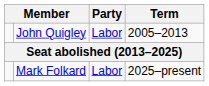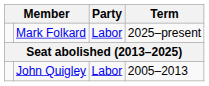rows swapped: (51, 33) <-> (51, 71)
